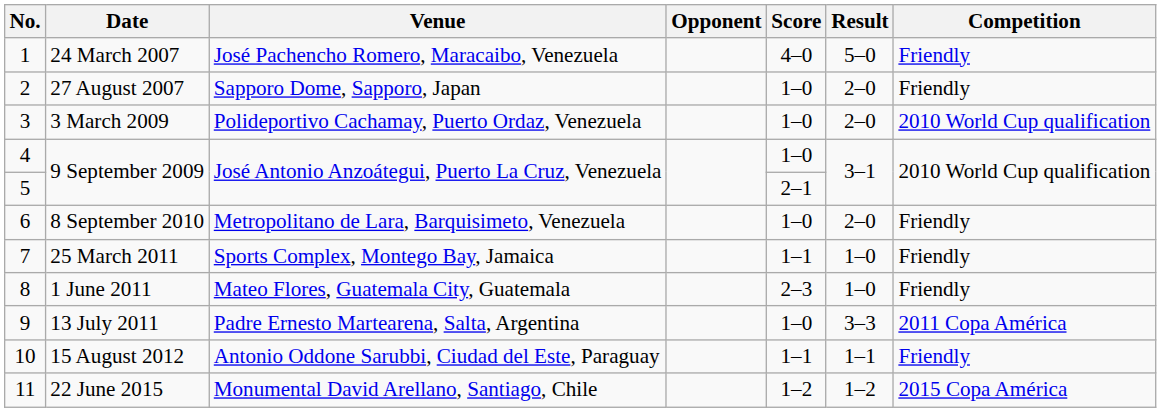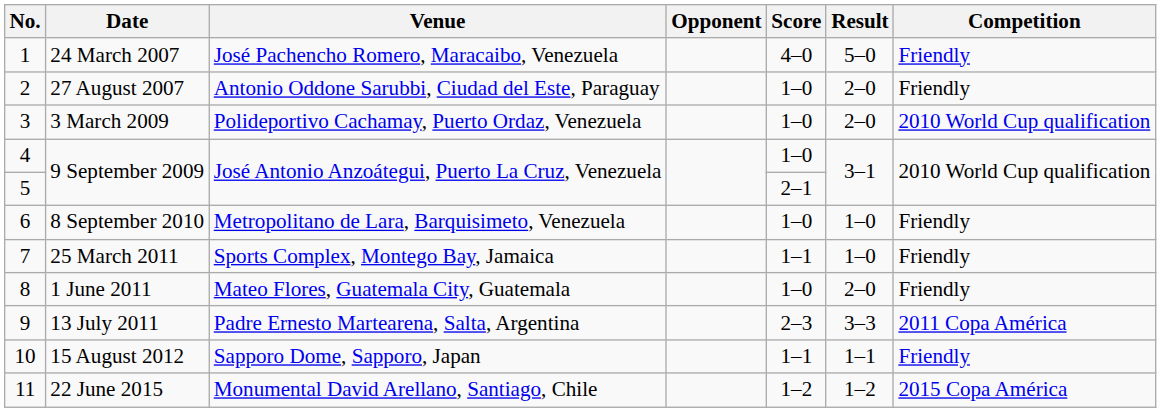(347, 88) Sapporo Dome, Sapporo, Japan -> (437, 88) Antonio Oddone Sarubbi, Ciudad del Este, Paraguay
(860, 222) 2–0 -> (860, 222) 1–0
(796, 289) 2–3 -> (796, 289) 1–0
(860, 289) 1–0 -> (860, 289) 2–0
(796, 322) 1–0 -> (796, 322) 2–3
(437, 356) Antonio Oddone Sarubbi, Ciudad del Este, Paraguay -> (347, 356) Sapporo Dome, Sapporo, Japan
